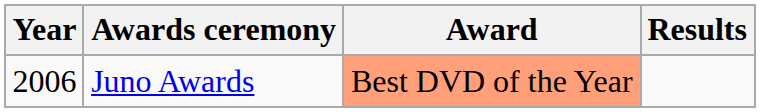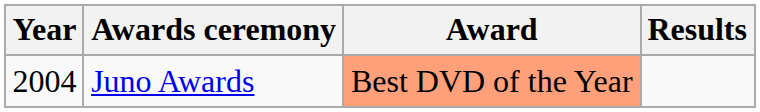(44, 80) 2006 -> (44, 80) 2004
